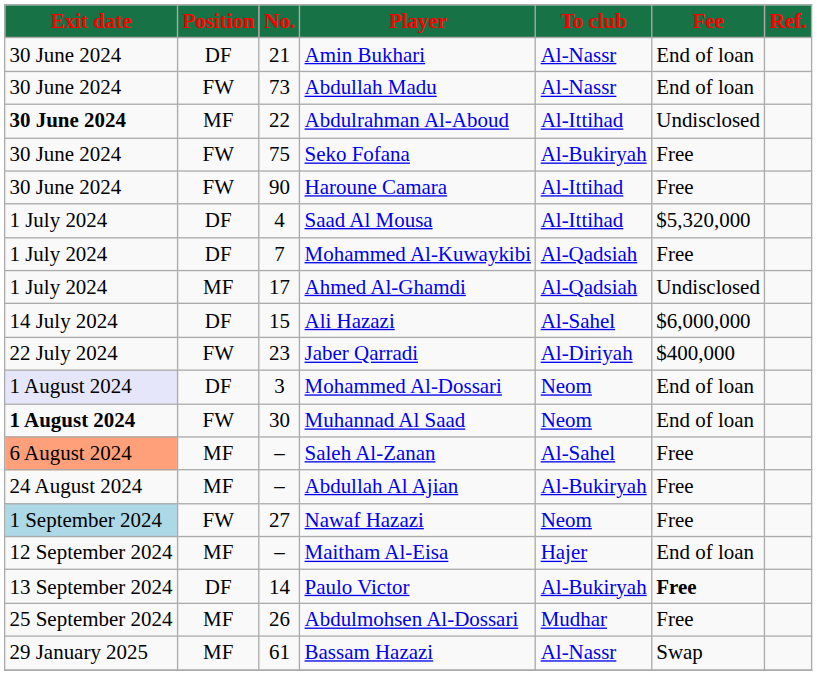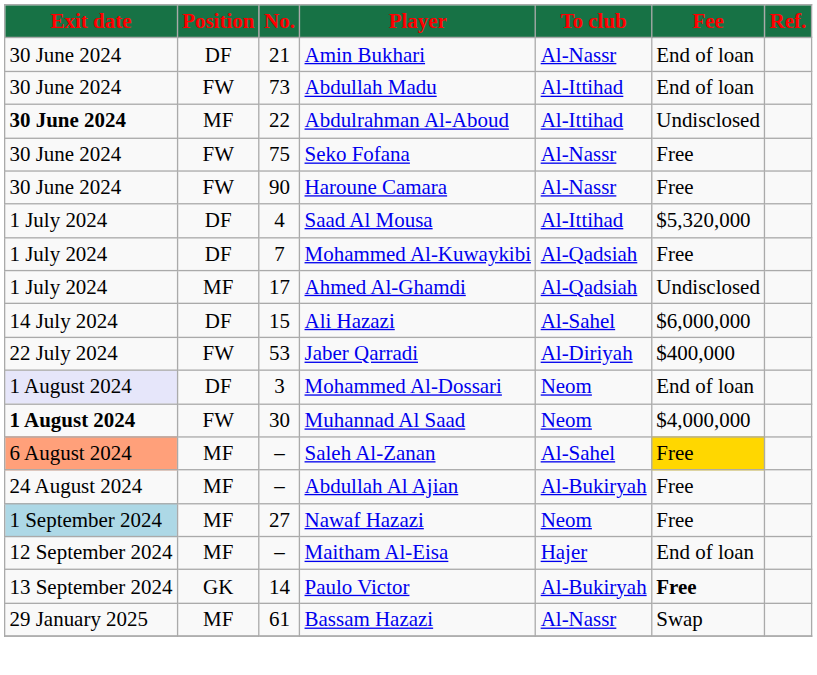(579, 87) Al-Nassr -> (582, 87) Al-Ittihad
(594, 154) Al-Bukiryah -> (579, 154) Al-Nassr
(582, 187) Al-Ittihad -> (579, 187) Al-Nassr
(279, 353) 23 -> (279, 353) 53
(705, 420) End of loan -> (703, 420) $4,000,000
(675, 453) no background -> (675, 453) gold background
(218, 519) FW -> (218, 519) MF
(218, 586) DF -> (218, 586) GK
- row: (411, 619)
